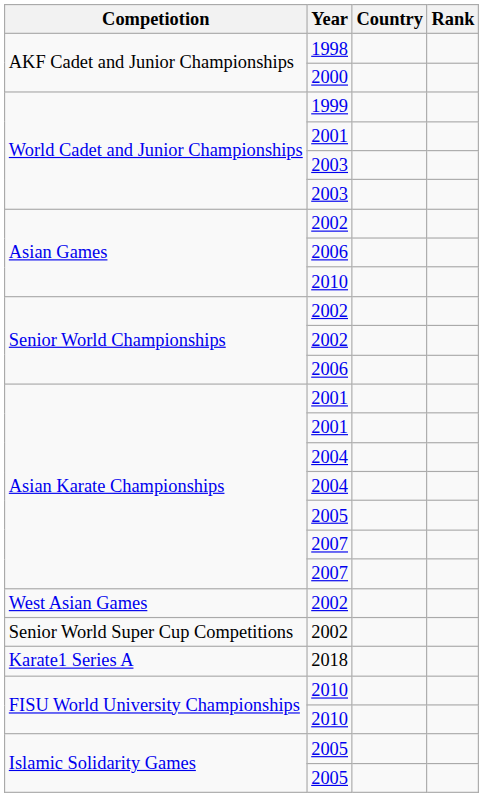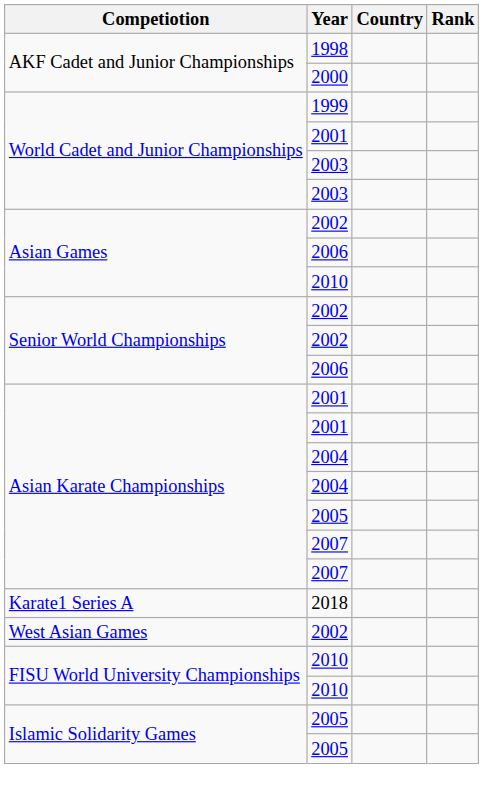rows swapped: (78, 602) <-> (71, 661)
- row: (151, 631)
